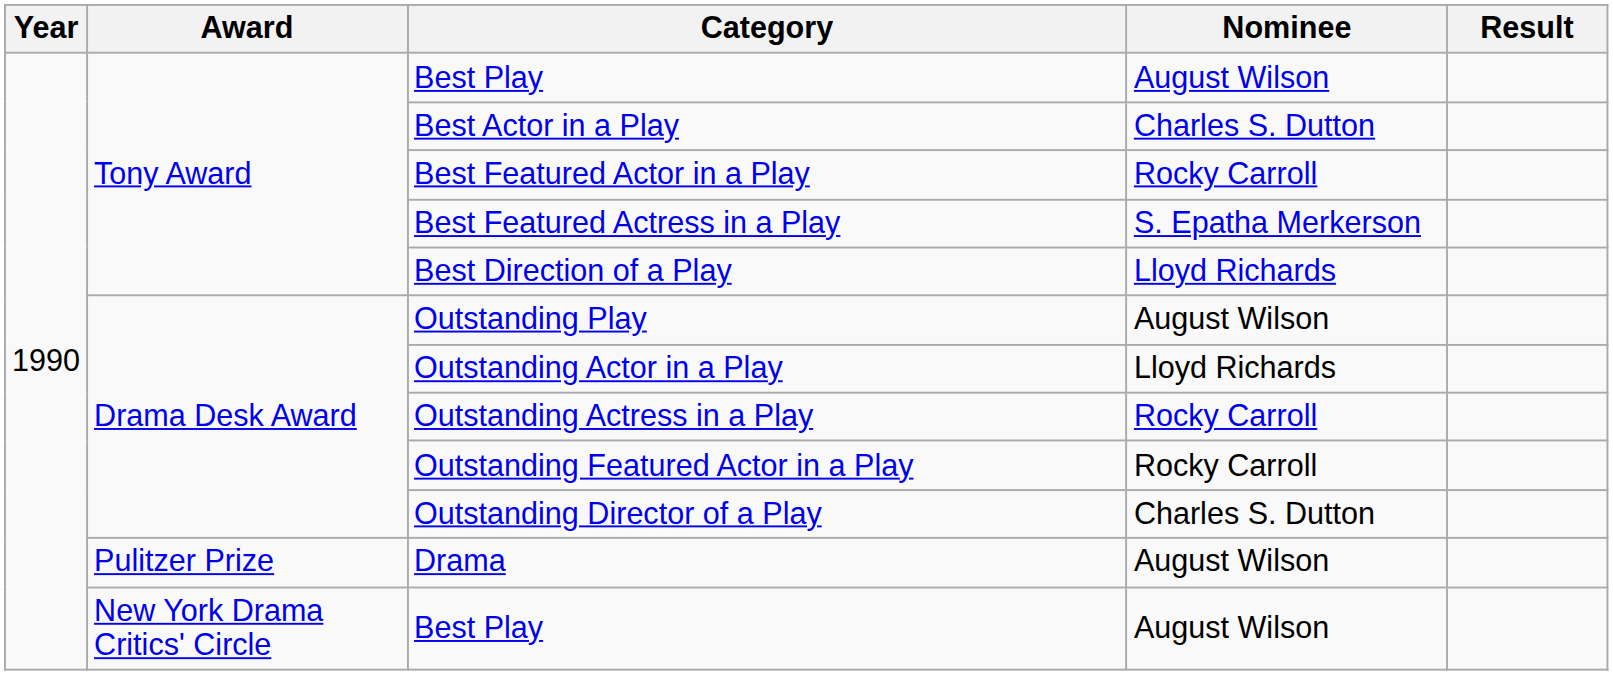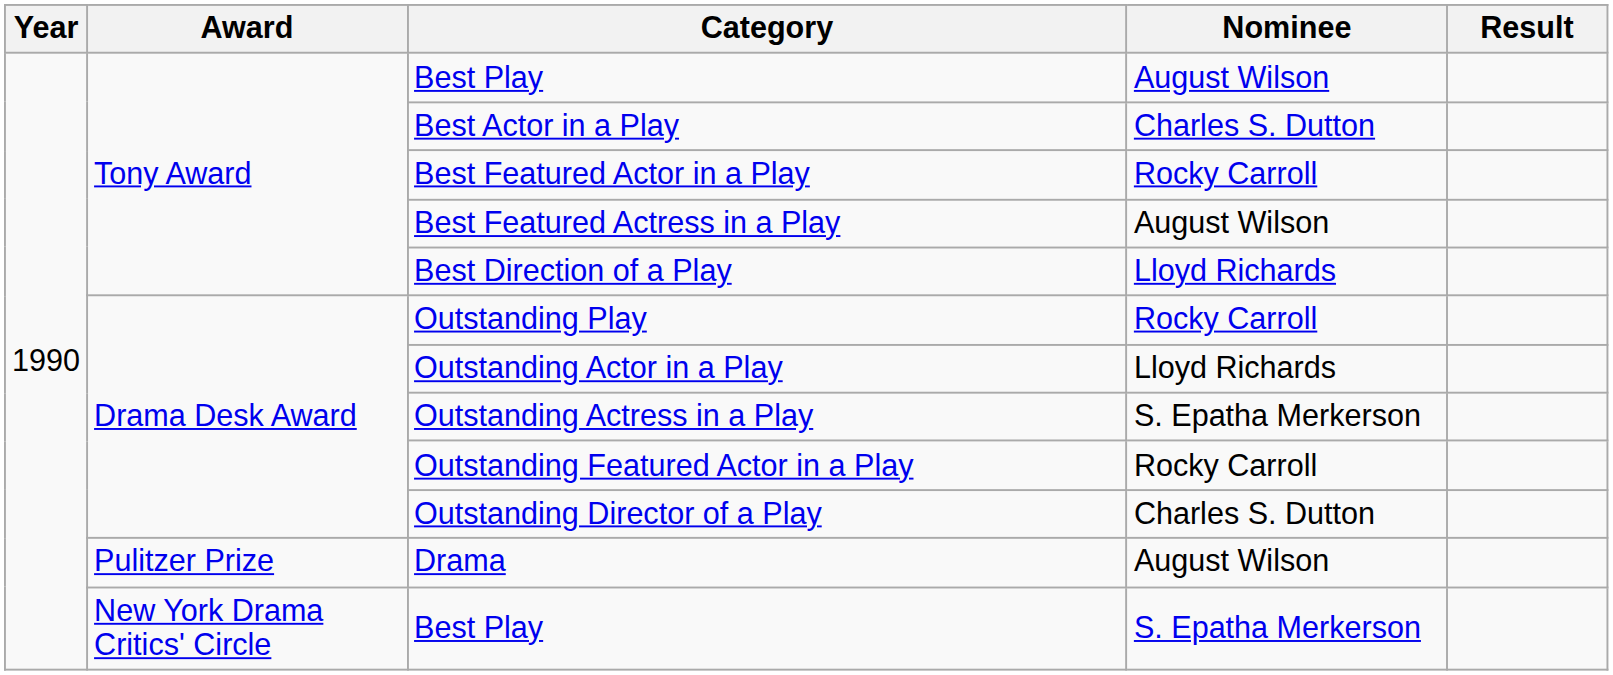(1277, 222) S. Epatha Merkerson -> (1232, 222) August Wilson
(1232, 319) August Wilson -> (1226, 319) Rocky Carroll
(1226, 416) Rocky Carroll -> (1277, 416) S. Epatha Merkerson
(1232, 627) August Wilson -> (1277, 627) S. Epatha Merkerson
